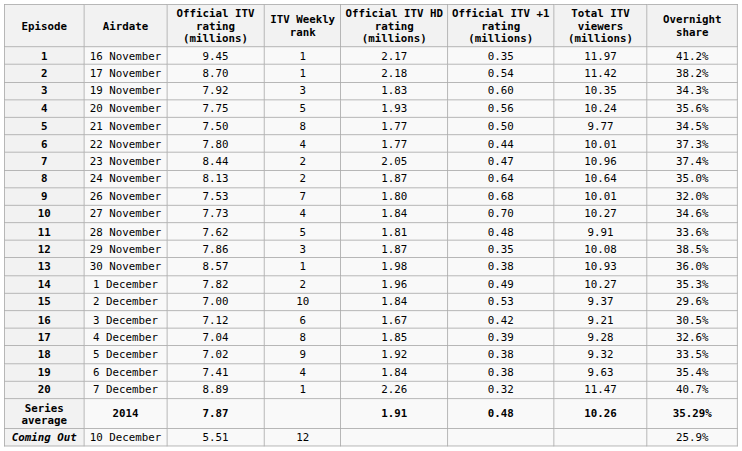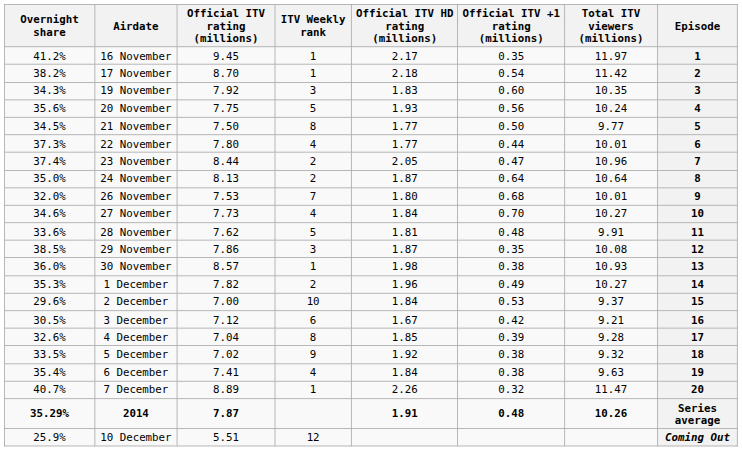columns swapped: (44, 26) <-> (692, 26)
